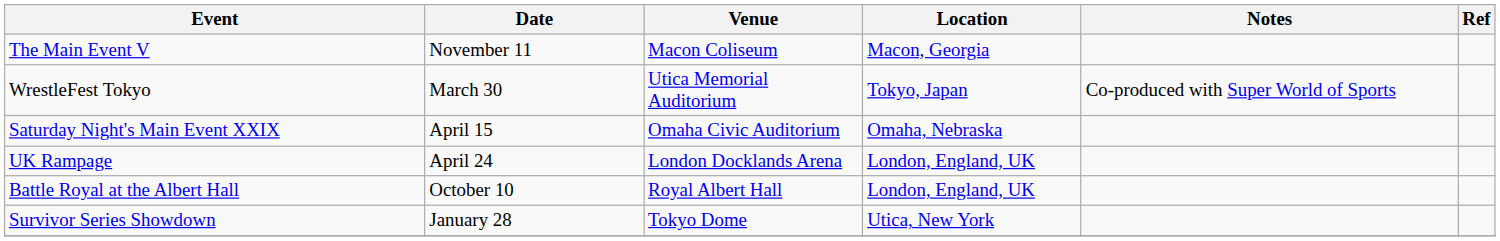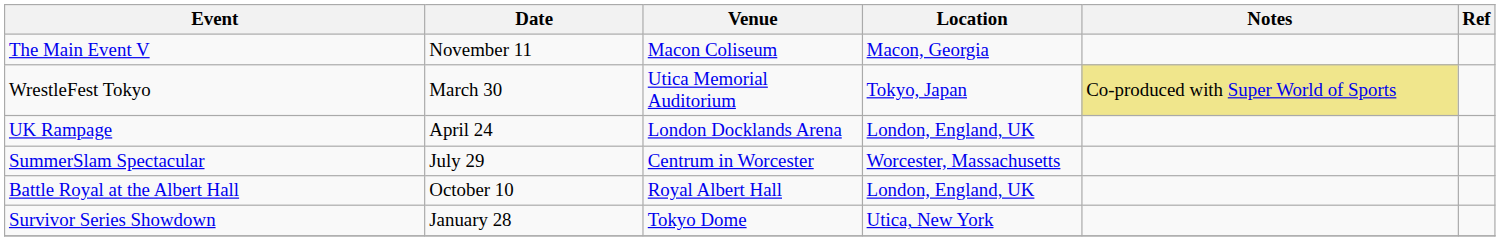(1241, 89) no background -> (1241, 89) khaki background
- row: (144, 130)
+ row: (107, 160)
